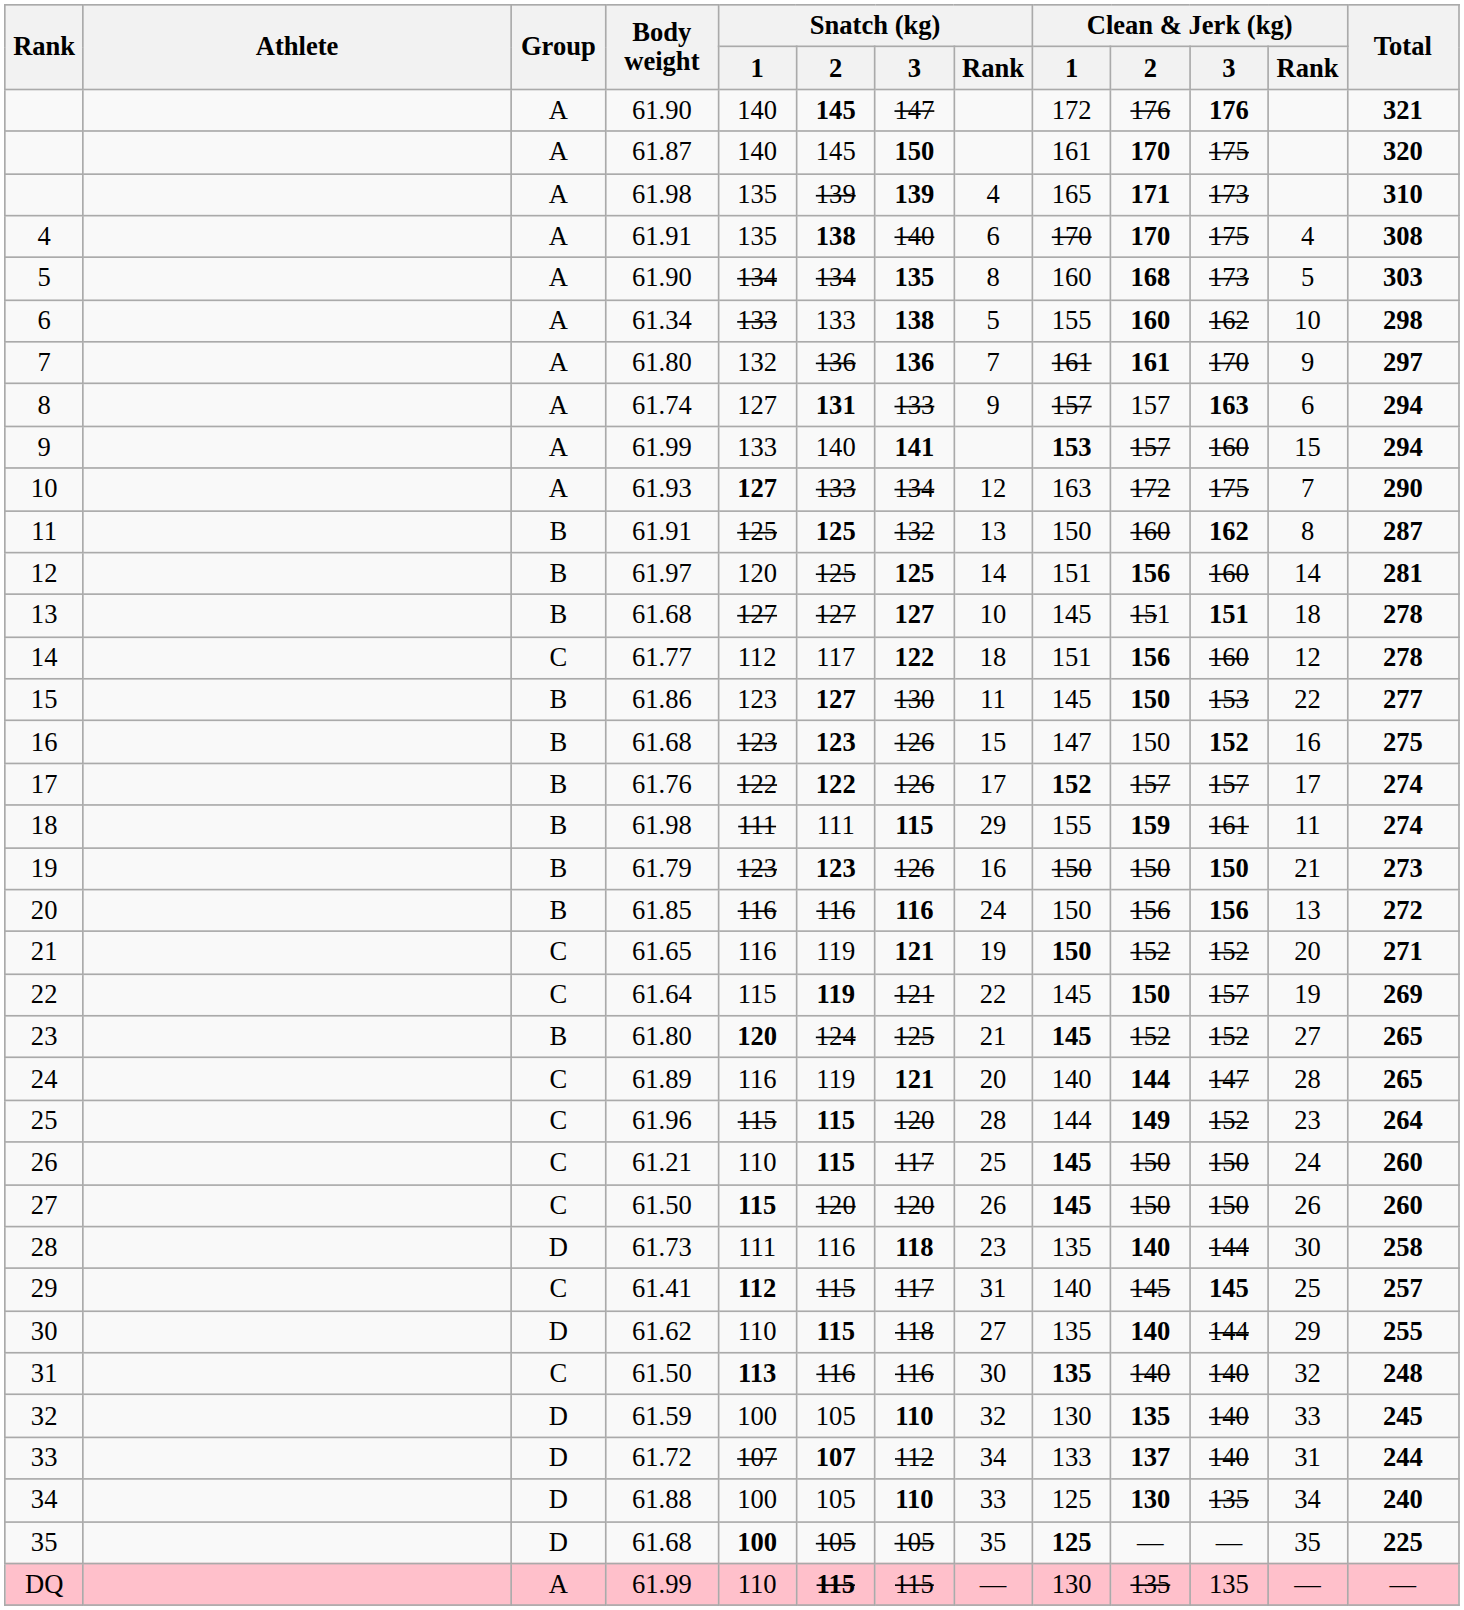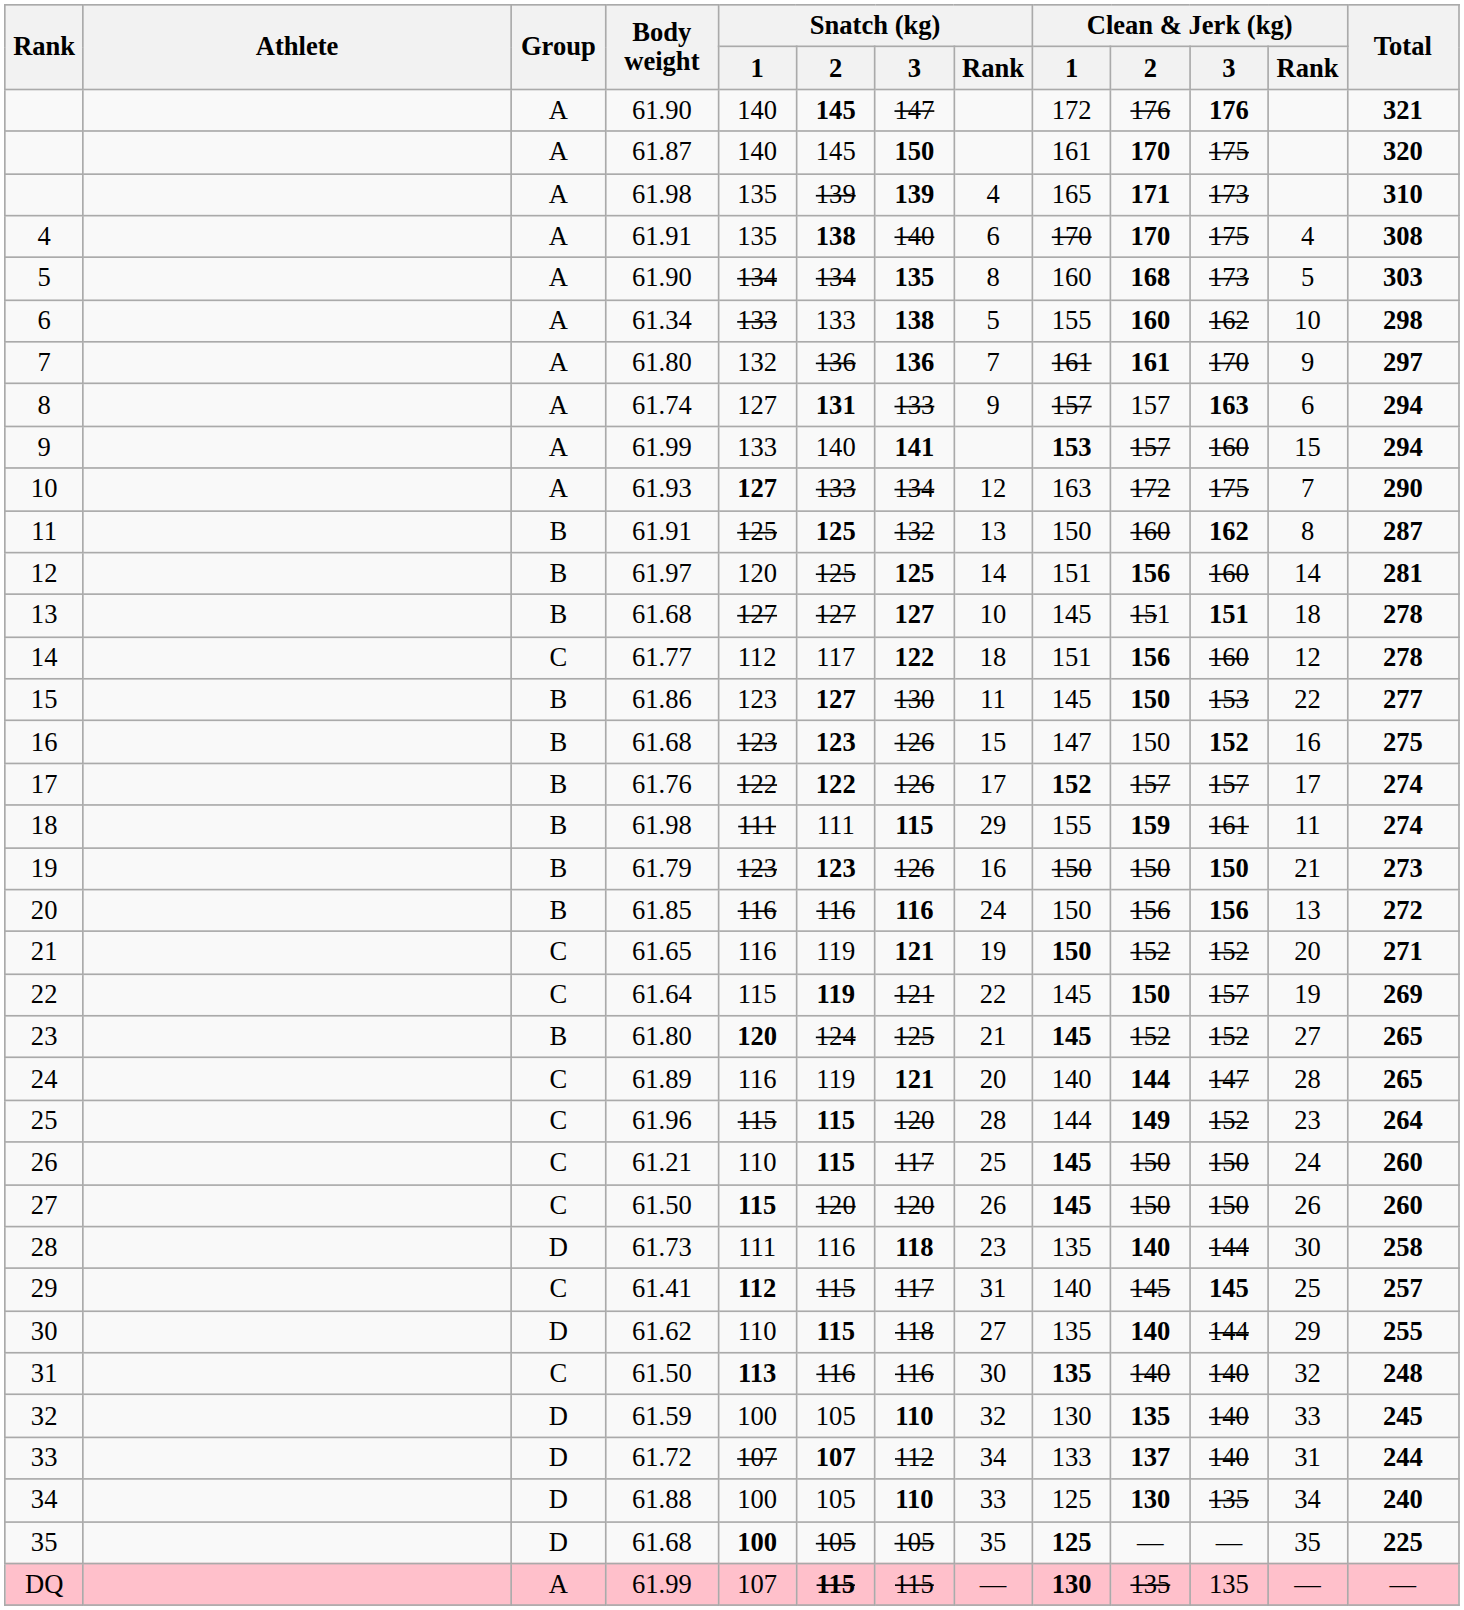(757, 1584) 110 -> (757, 1584) 107
(1072, 1584) normal -> (1072, 1584) bold
